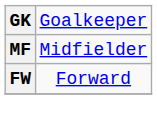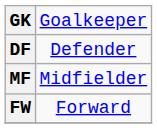+ row: (20, 49)
